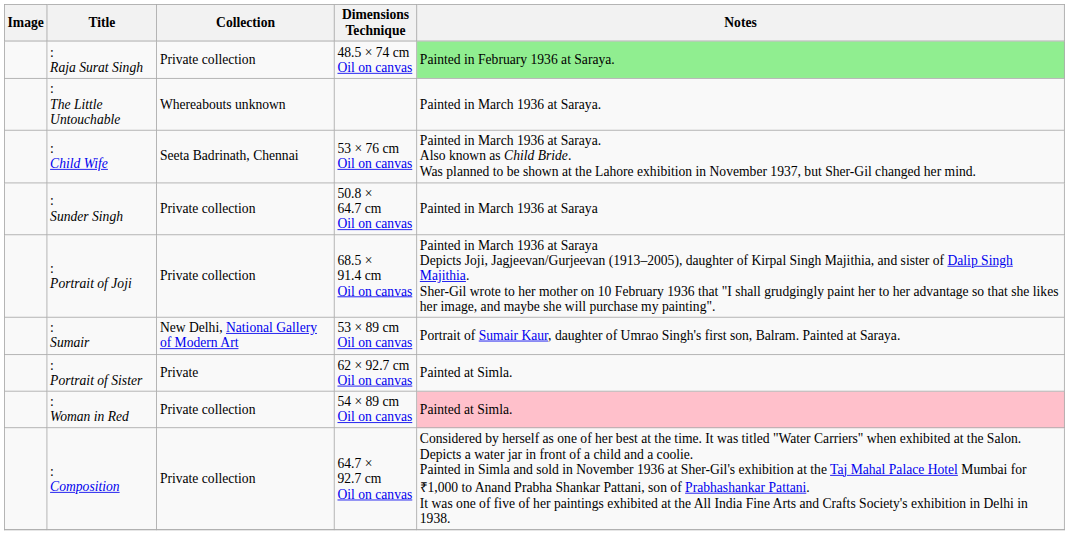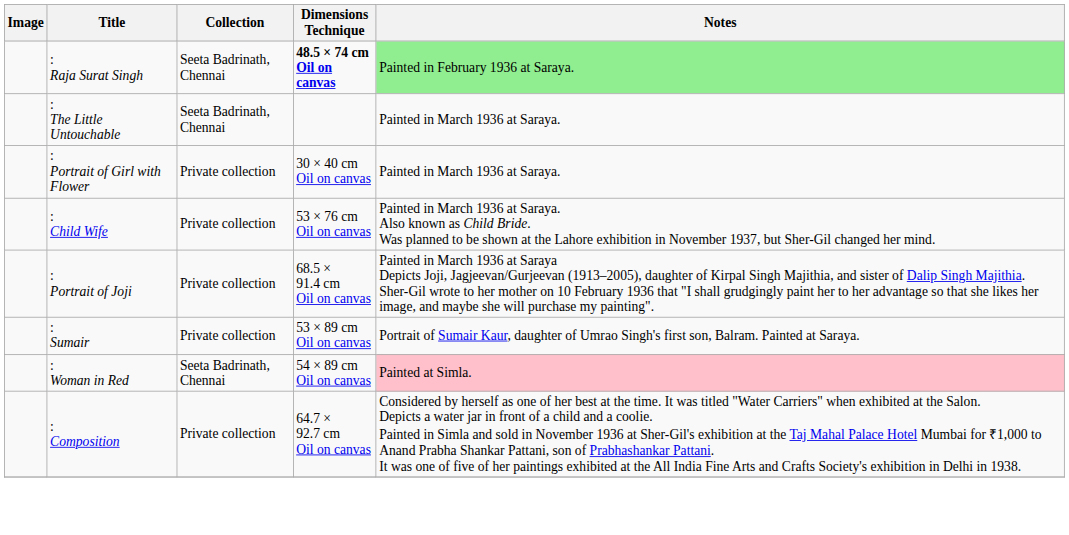(208, 59) Private collection -> (225, 67) Seeta Badrinath, Chennai
(375, 59) normal -> (333, 67) bold
(223, 104) Whereabouts unknown -> (225, 119) Seeta Badrinath, Chennai
+ row: (105, 171)
(229, 156) Seeta Badrinath, Chennai -> (228, 223) Private collection
- row: (87, 208)
(238, 335) New Delhi, National Gallery of Modern Art -> (228, 335) Private collection
- row: (96, 372)
(208, 409) Private collection -> (225, 372) Seeta Badrinath, Chennai
